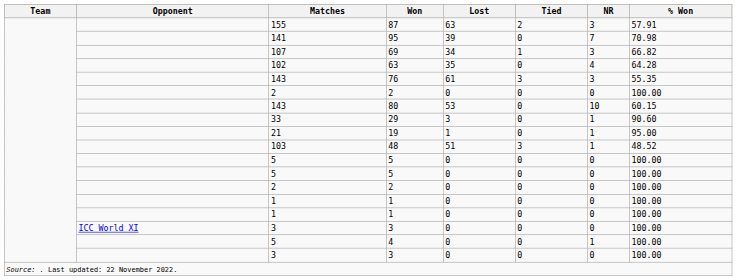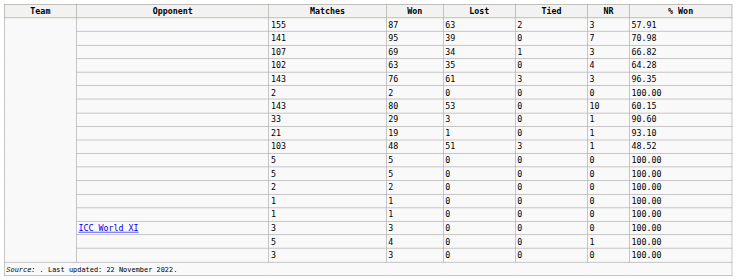(644, 79) 55.35 -> (644, 79) 96.35
(644, 133) 95.00 -> (644, 133) 93.10
